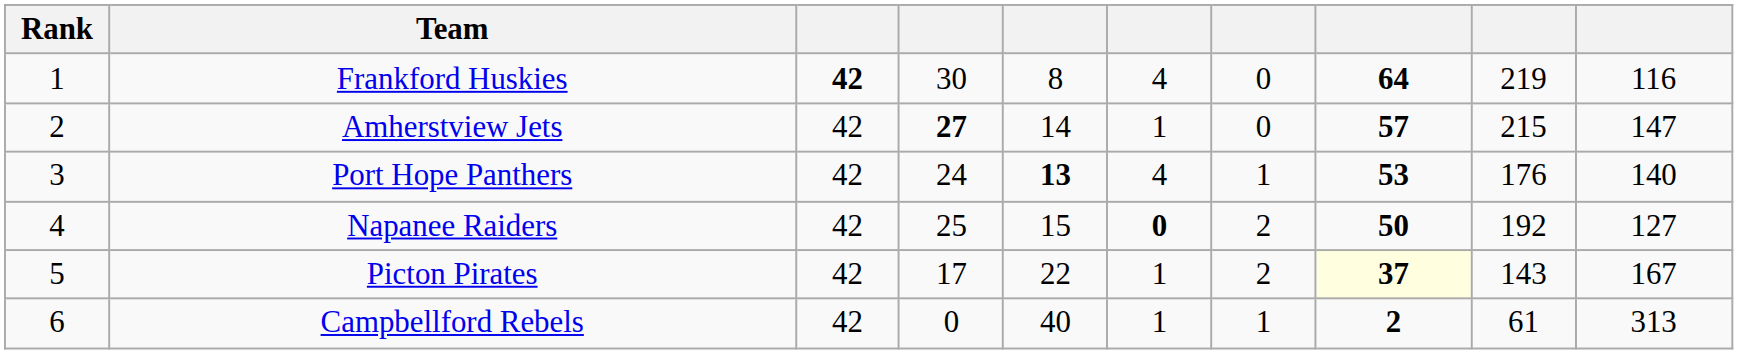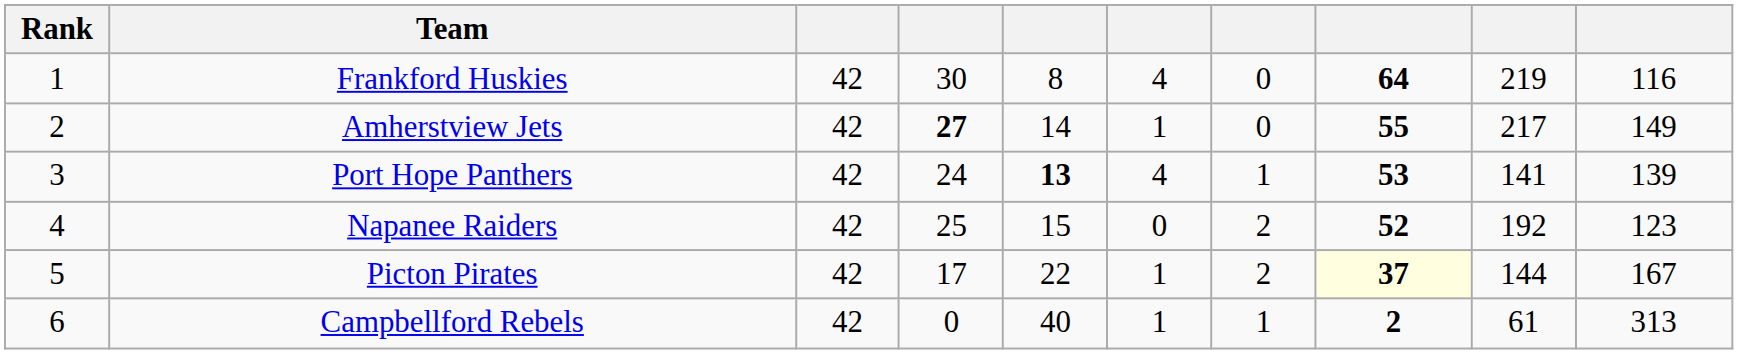(847, 77) bold -> (847, 77) normal
(1394, 126) 57 -> (1394, 126) 55
(1524, 126) 215 -> (1524, 126) 217
(1654, 126) 147 -> (1654, 126) 149
(1524, 175) 176 -> (1524, 175) 141
(1654, 175) 140 -> (1654, 175) 139
(1159, 224) bold -> (1159, 224) normal
(1394, 224) 50 -> (1394, 224) 52
(1654, 224) 127 -> (1654, 224) 123
(1524, 273) 143 -> (1524, 273) 144
